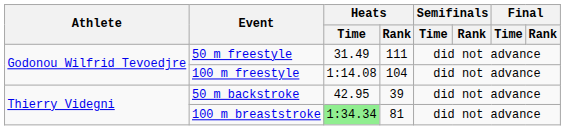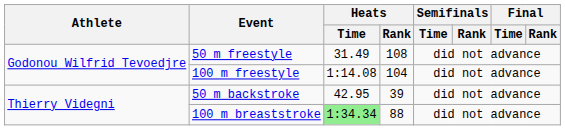(397, 54) 111 -> (397, 54) 108
(397, 114) 81 -> (397, 114) 88
